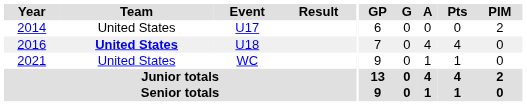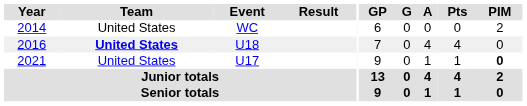(247, 28) U17 -> (247, 28) WC
(247, 60) WC -> (247, 60) U17
(500, 60) normal -> (500, 60) bold
